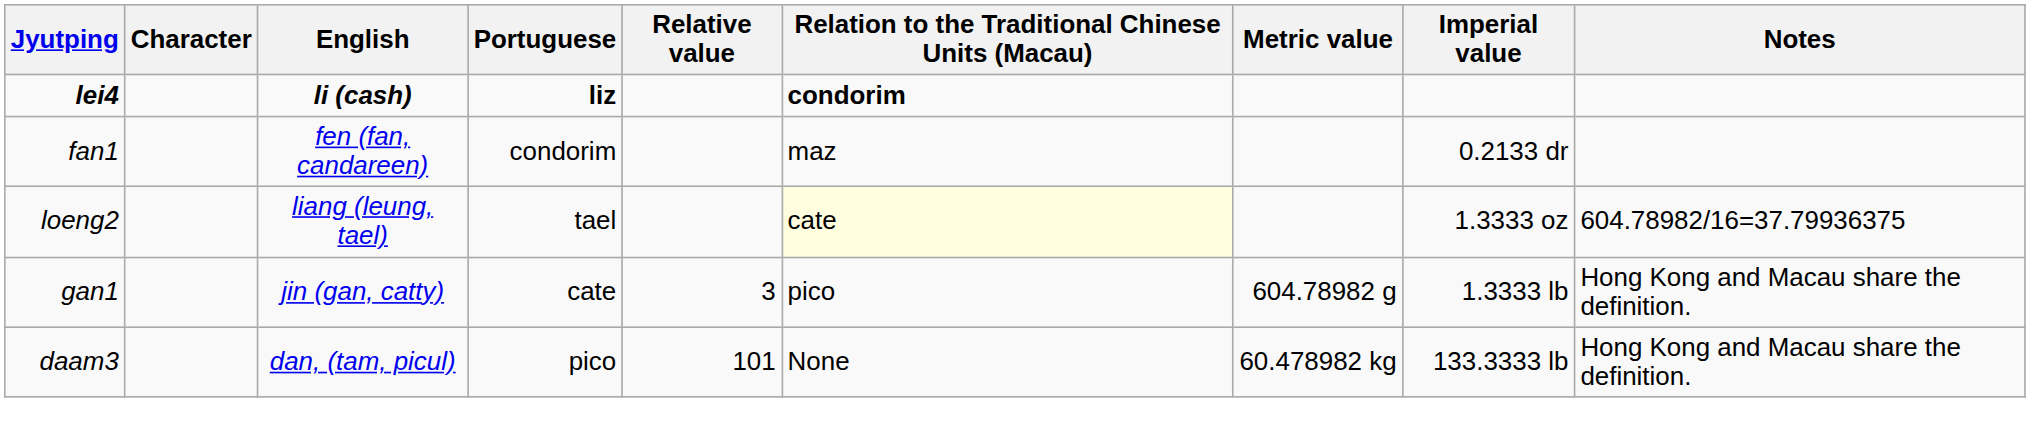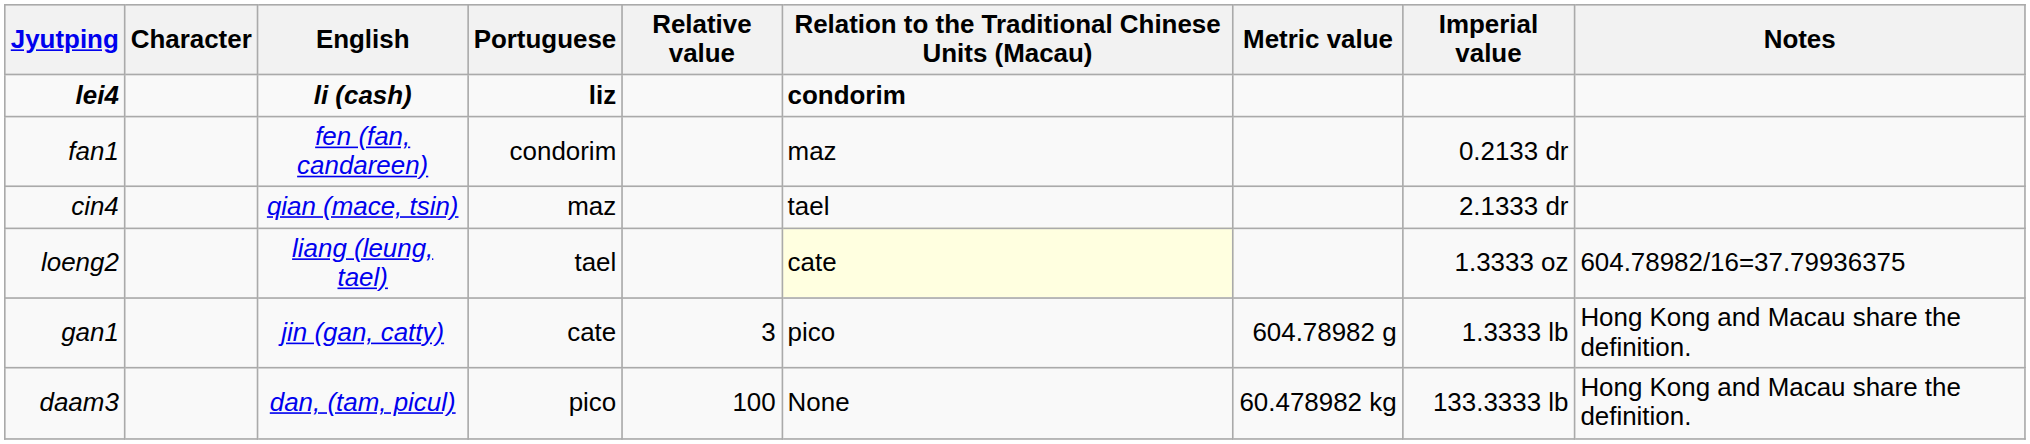+ row: (95, 206)
(754, 361) 101 -> (754, 402) 100
